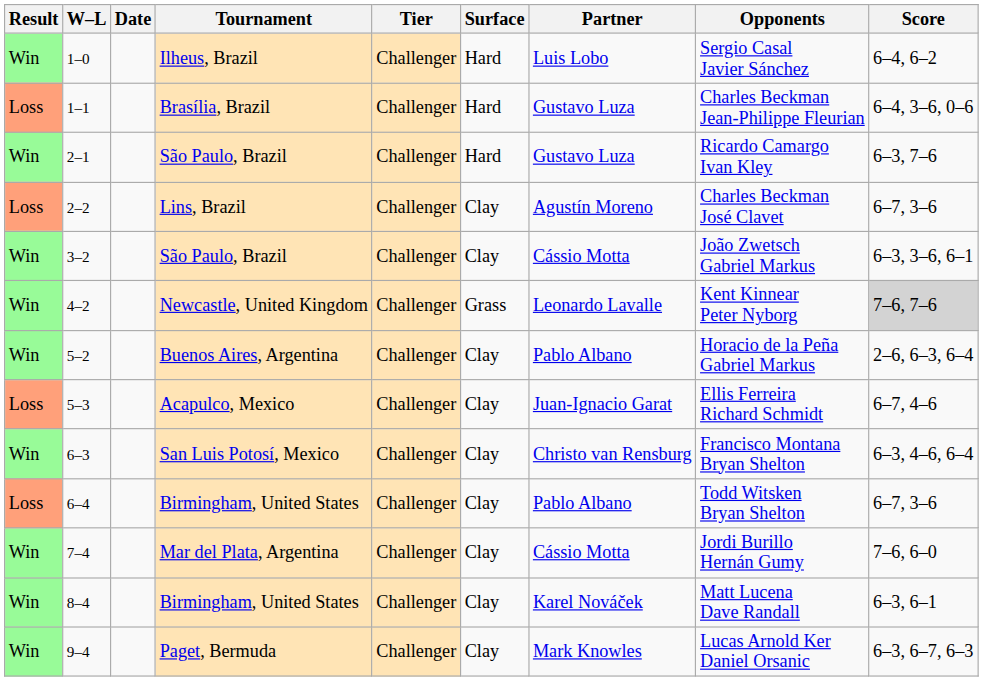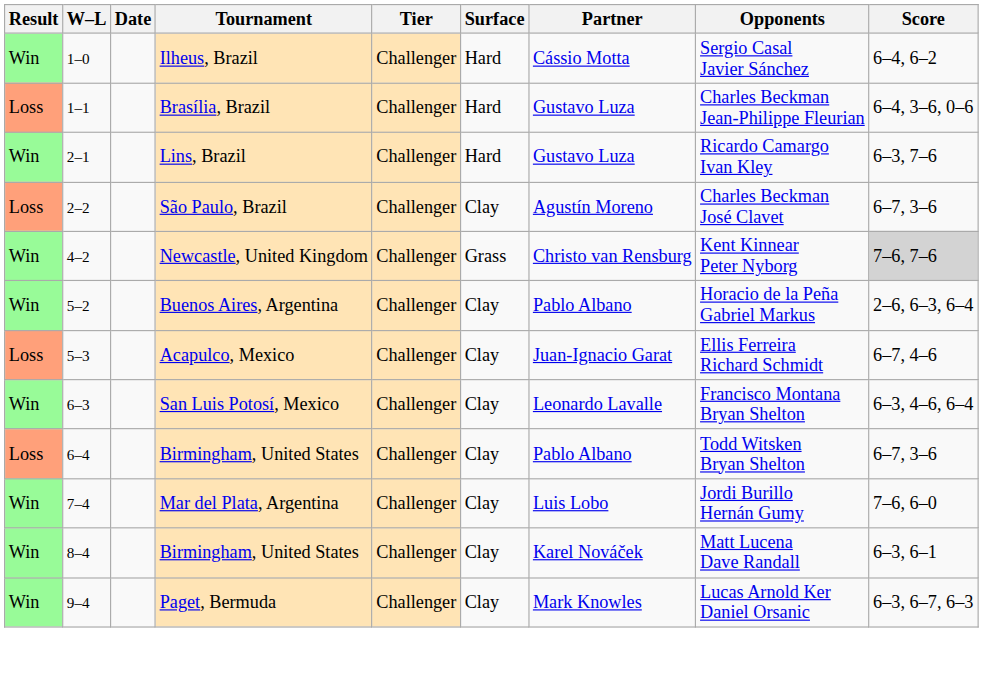(571, 58) Luis Lobo -> (581, 58) Cássio Motta
(223, 157) São Paulo, Brazil -> (203, 157) Lins, Brazil
(203, 206) Lins, Brazil -> (223, 206) São Paulo, Brazil
- row: (78, 257)
(597, 305) Leonardo Lavalle -> (612, 255) Christo van Rensburg
(612, 453) Christo van Rensburg -> (597, 404) Leonardo Lavalle
(581, 552) Cássio Motta -> (571, 503) Luis Lobo
